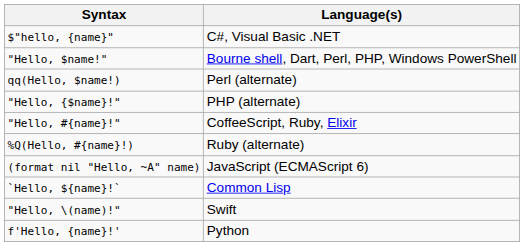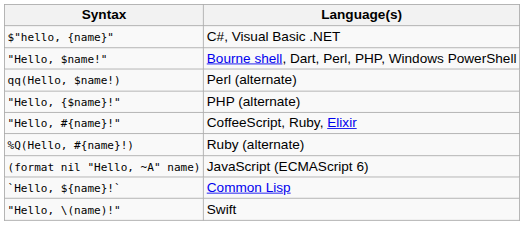- row: (64, 231)
